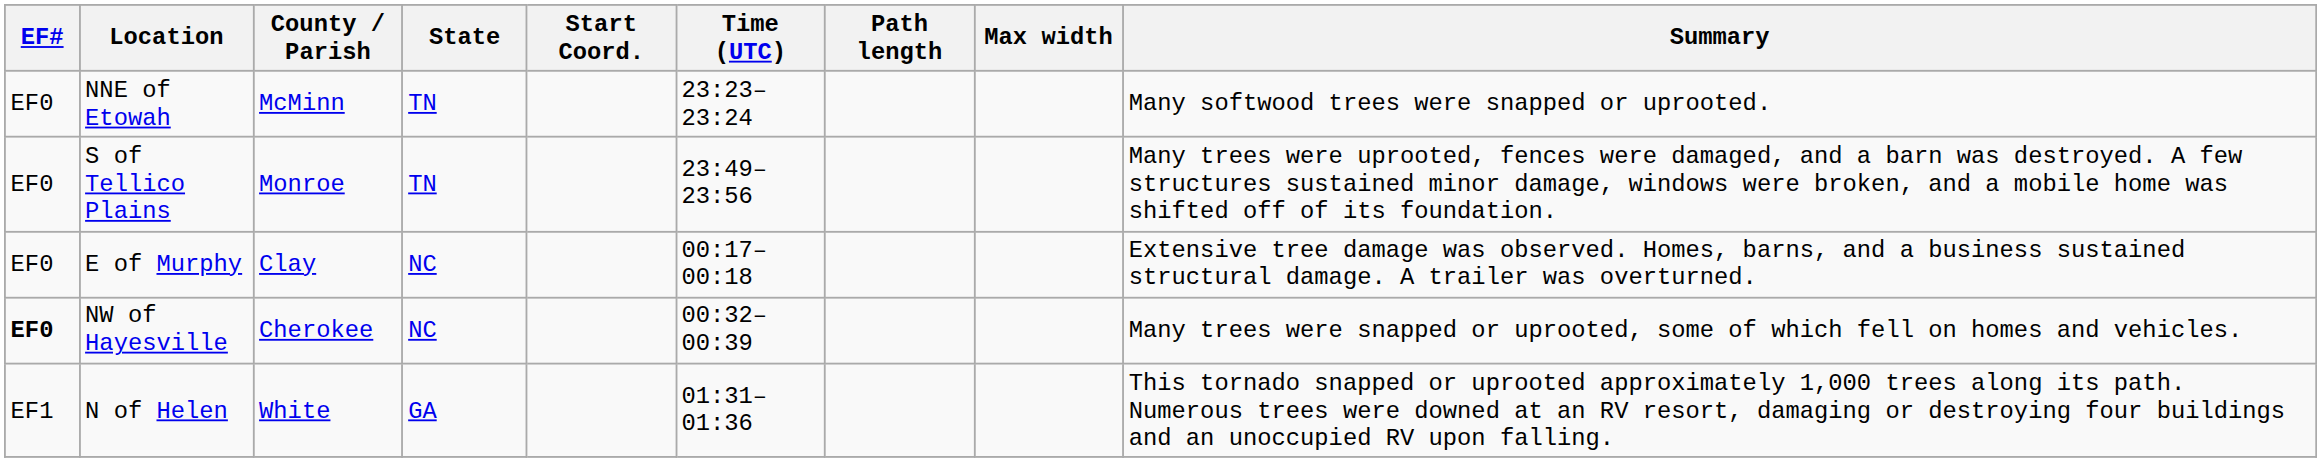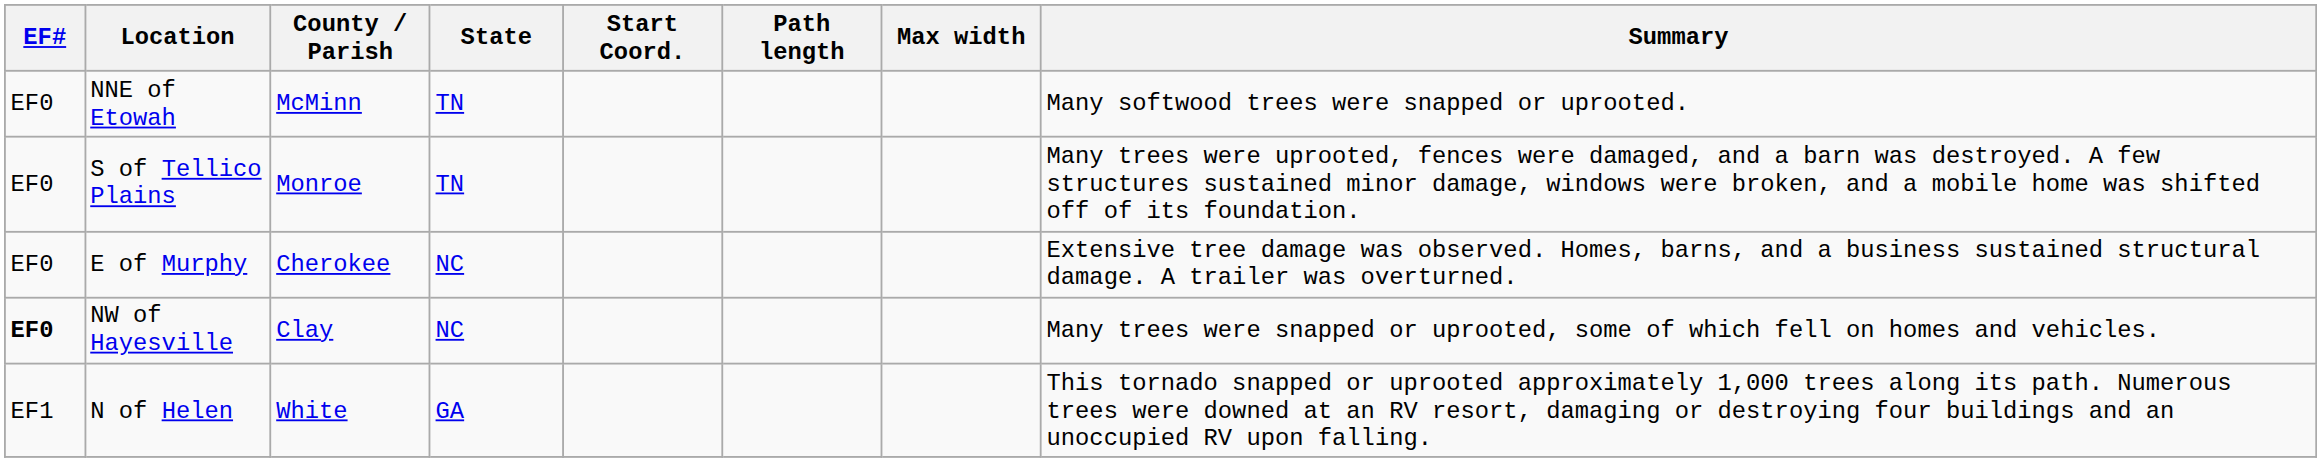- column: (750, 38)
(288, 264) Clay -> (333, 264) Cherokee
(316, 330) Cherokee -> (305, 330) Clay
